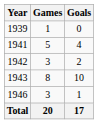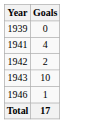- column: (48, 13)
